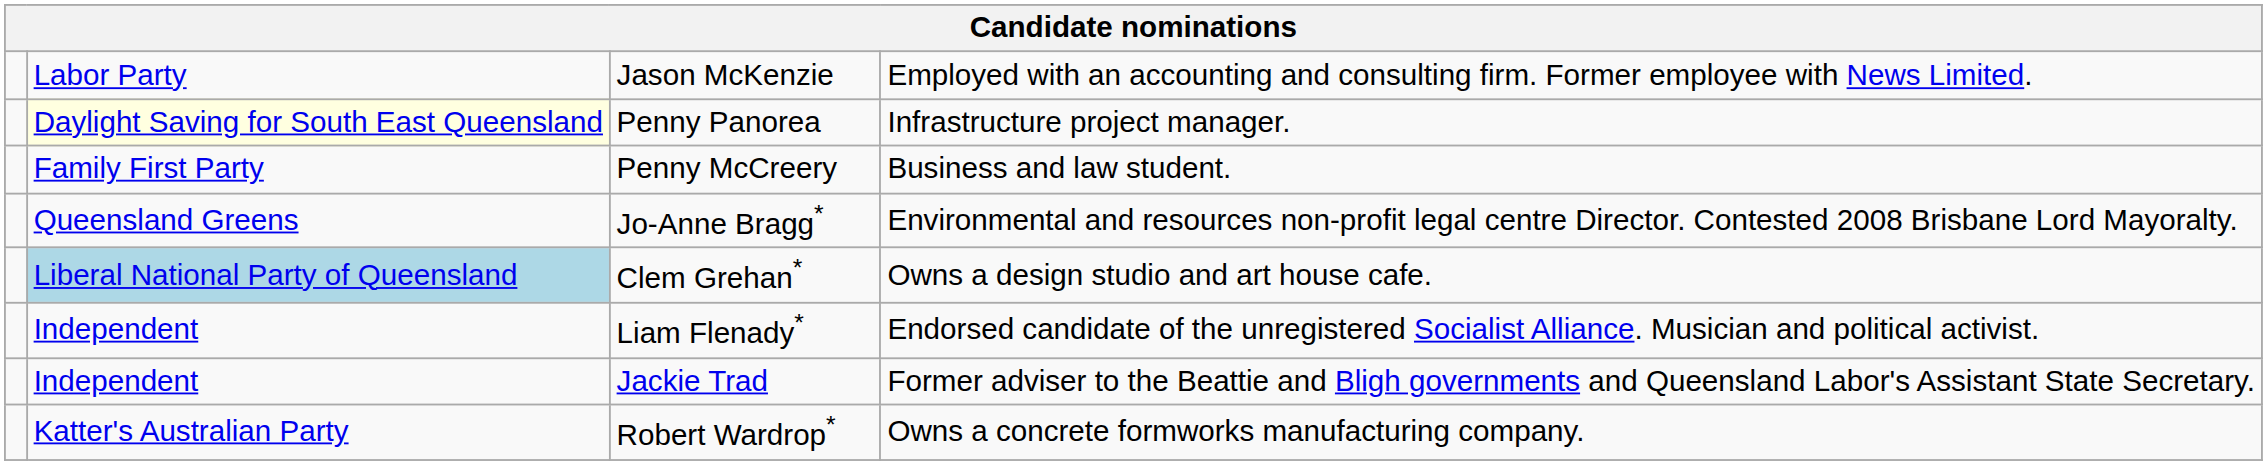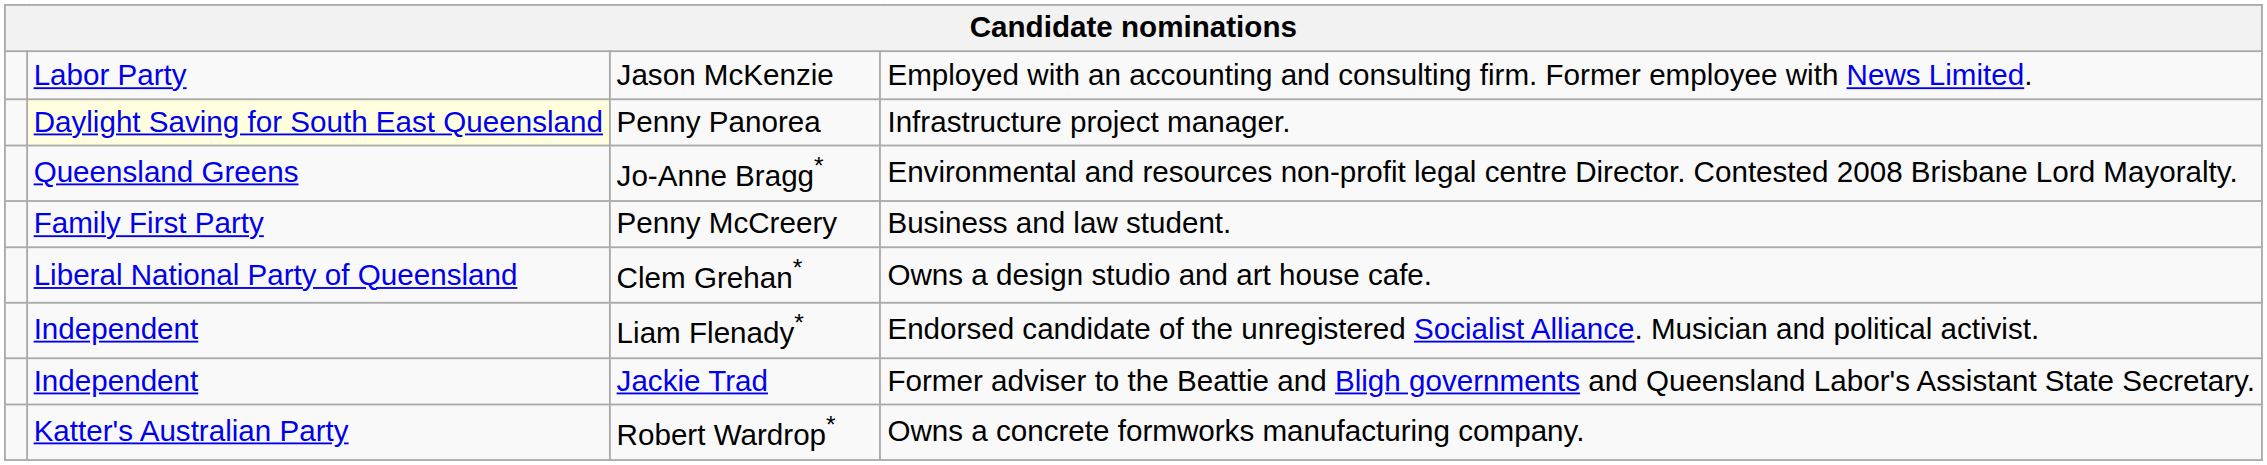rows swapped: (727, 168) <-> (720, 219)
(276, 274) lightblue background -> (276, 274) no background
